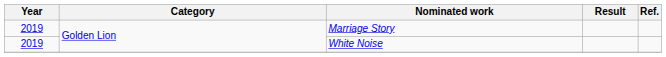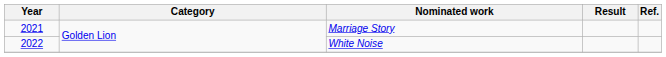(32, 28) 2019 -> (32, 28) 2021
(32, 44) 2019 -> (32, 44) 2022
